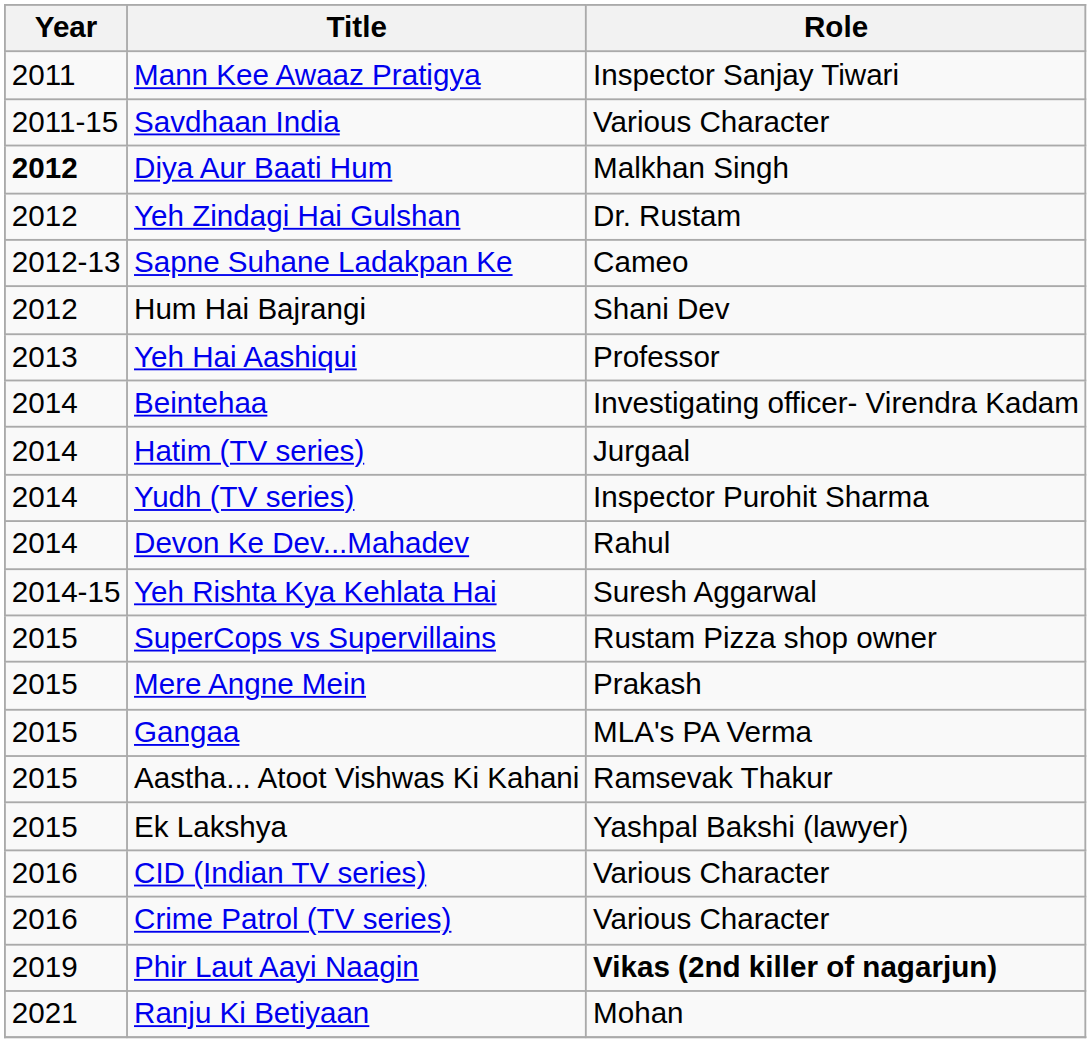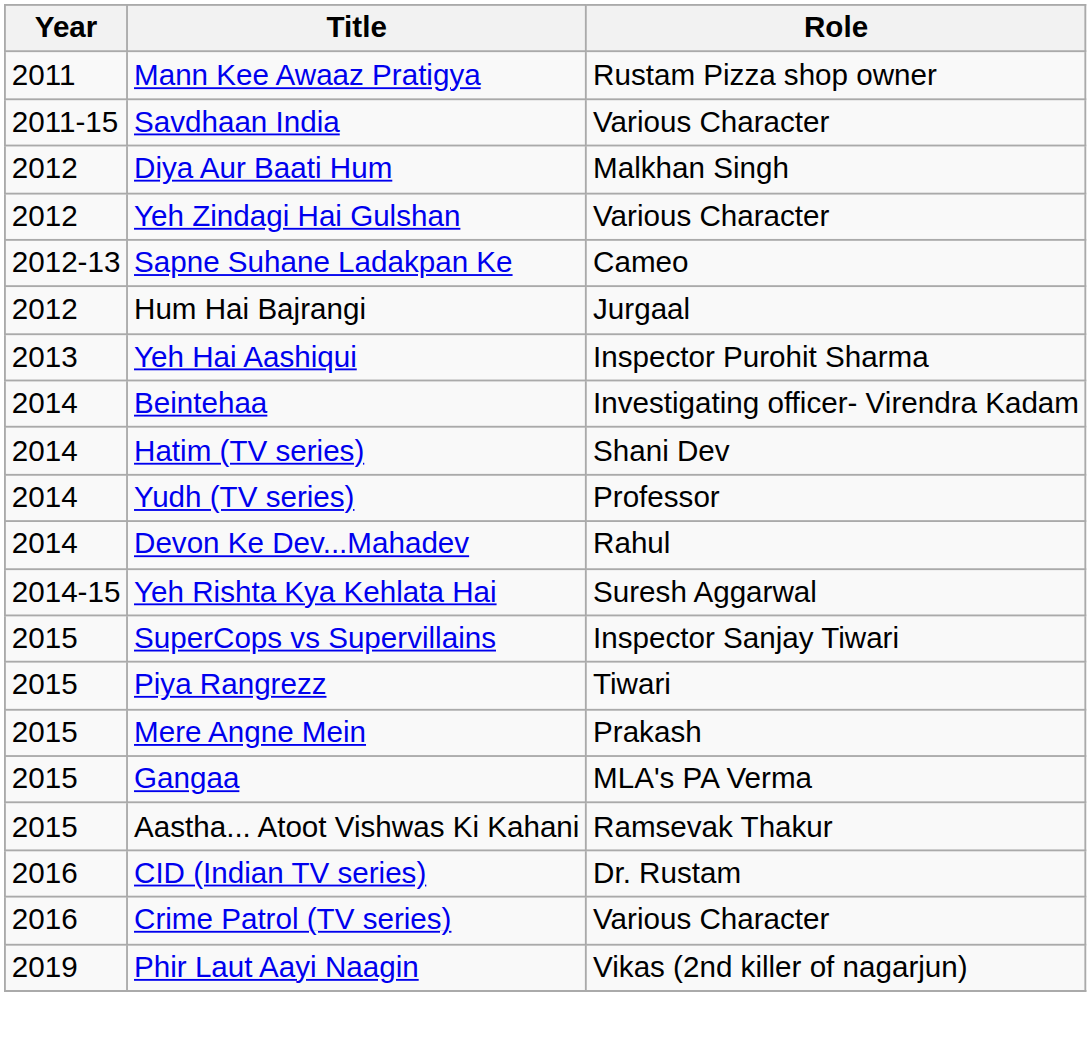(746, 74) Inspector Sanjay Tiwari -> (765, 74) Rustam Pizza shop owner
(45, 168) bold -> (45, 168) normal
(667, 215) Dr. Rustam -> (711, 215) Various Character
(661, 309) Shani Dev -> (642, 309) Jurgaal
(656, 356) Professor -> (761, 356) Inspector Purohit Sharma
(642, 450) Jurgaal -> (661, 450) Shani Dev
(761, 497) Inspector Purohit Sharma -> (656, 497) Professor
(765, 638) Rustam Pizza shop owner -> (746, 638) Inspector Sanjay Tiwari
+ row: (230, 685)
- row: (211, 826)
(711, 872) Various Character -> (667, 872) Dr. Rustam
(795, 966) bold -> (780, 966) normal
- row: (252, 1013)
